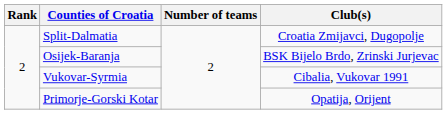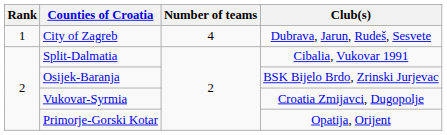+ row: (80, 36)
(351, 36) Croatia Zmijavci, Dugopolje -> (351, 57) Cibalia, Vukovar 1991
(351, 78) Cibalia, Vukovar 1991 -> (351, 98) Croatia Zmijavci, Dugopolje
